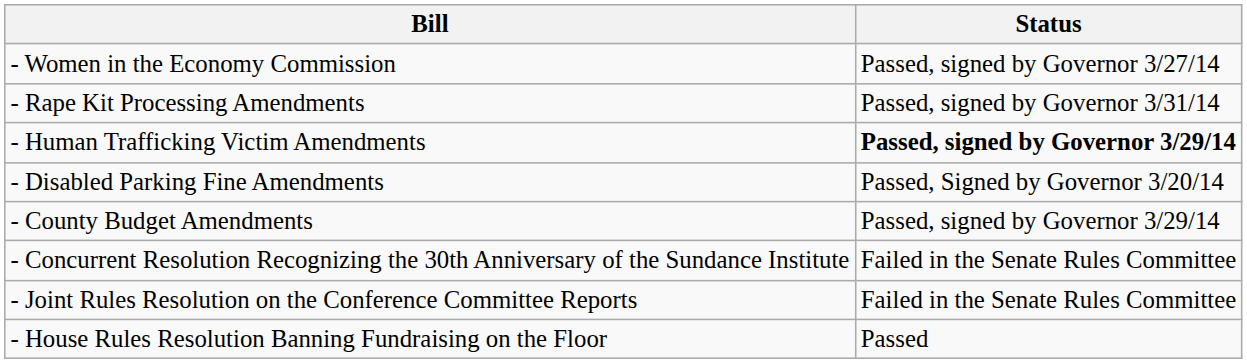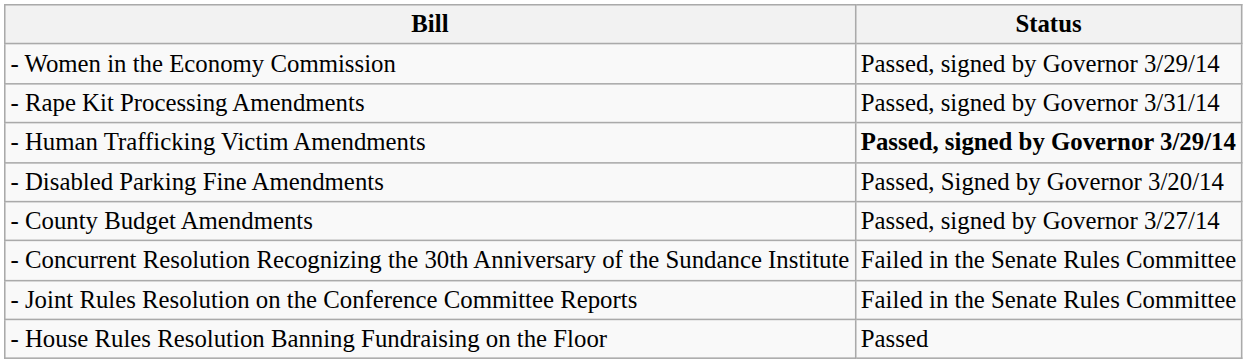(1040, 63) Passed, signed by Governor 3/27/14 -> (1040, 63) Passed, signed by Governor 3/29/14
(1040, 220) Passed, signed by Governor 3/29/14 -> (1040, 220) Passed, signed by Governor 3/27/14
